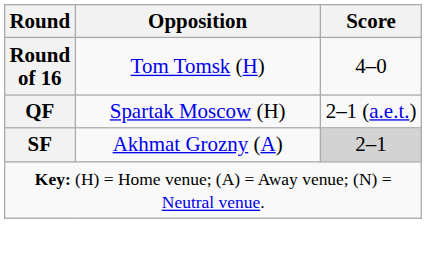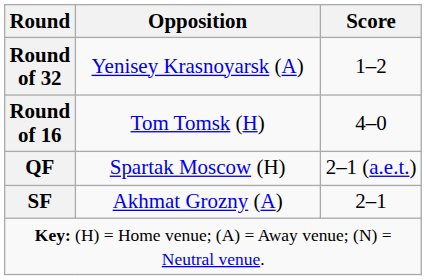+ row: (40, 66)
(371, 144) lightgrey background -> (371, 201) no background
